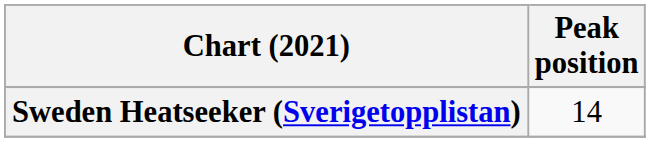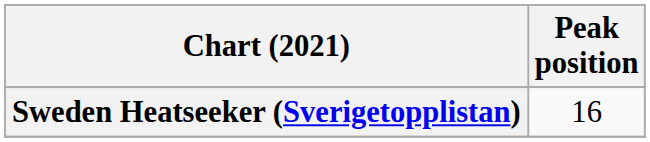(587, 111) 14 -> (587, 111) 16
